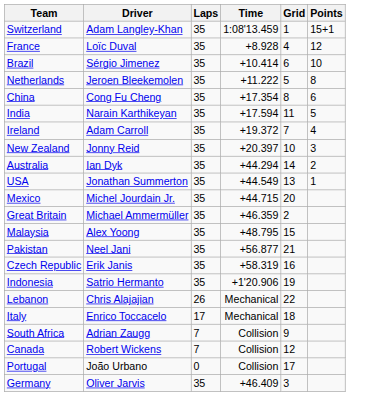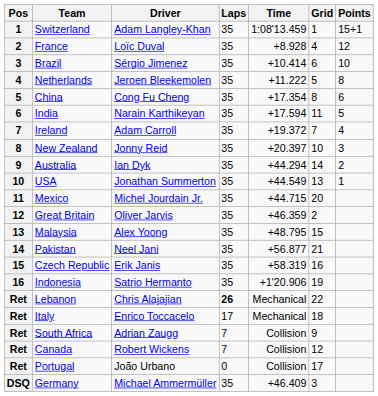+ column: (18, 13)
(137, 215) Michael Ammermüller -> (143, 215) Oliver Jarvis
(199, 299) normal -> (227, 299) bold
(115, 384) Oliver Jarvis -> (165, 384) Michael Ammermüller
